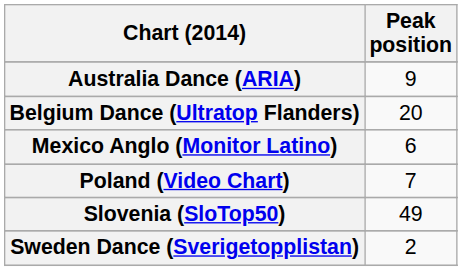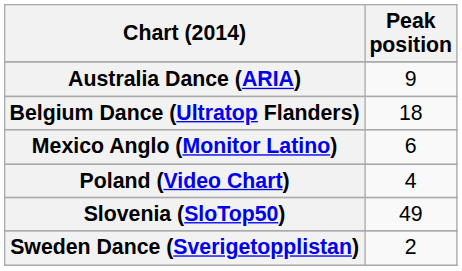(411, 112) 20 -> (411, 112) 18
(411, 180) 7 -> (411, 180) 4
